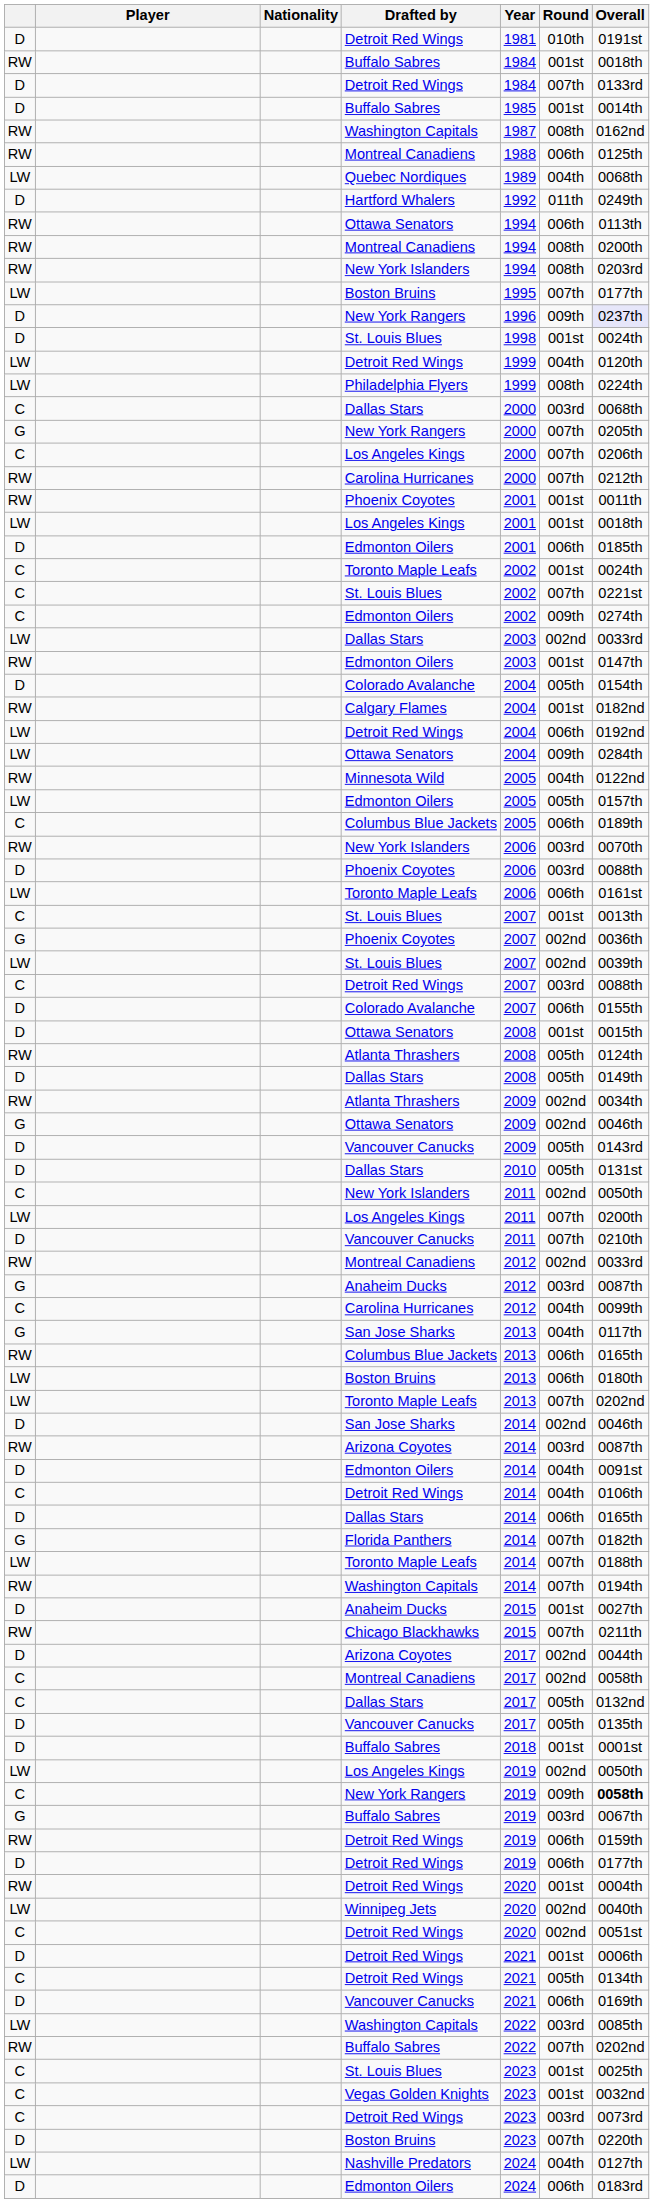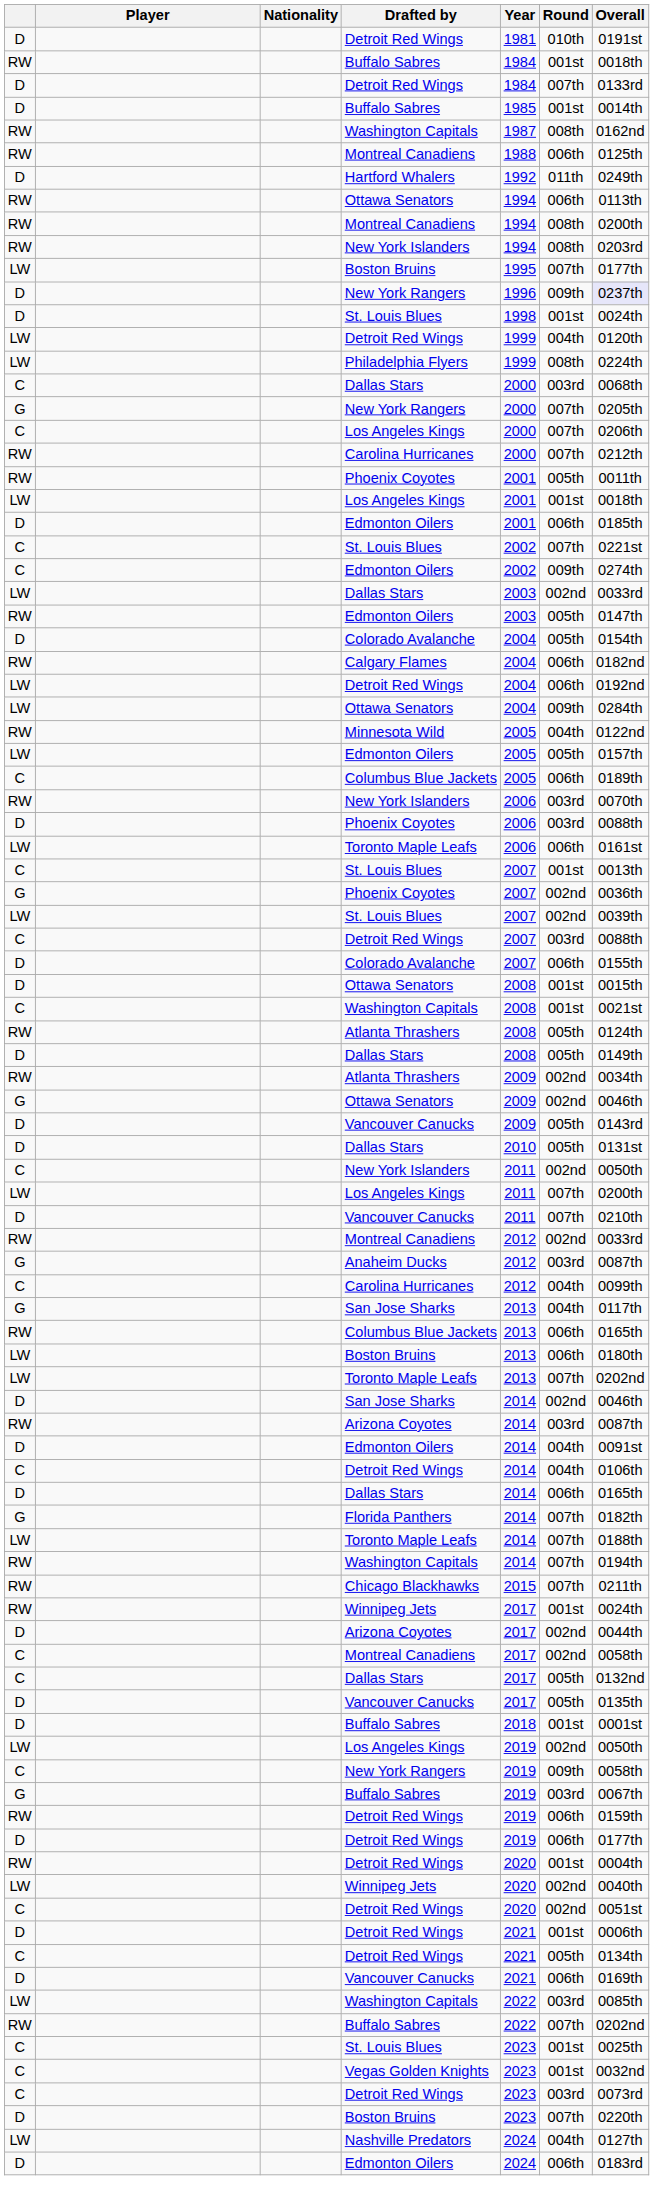- row: (20, 177)
(566, 500) 001st -> (566, 477) 005th
- row: (20, 570)
(566, 662) 001st -> (566, 616) 005th
(566, 708) 001st -> (566, 662) 006th
+ row: (20, 1008)
- row: (20, 1609)
+ row: (20, 1609)
(620, 1794) bold -> (620, 1770) normal
